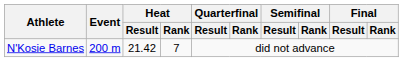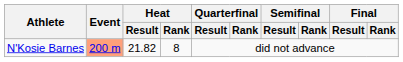(105, 48) no background -> (105, 48) lightsalmon background
(142, 48) 21.42 -> (142, 48) 21.82
(176, 48) 7 -> (176, 48) 8
